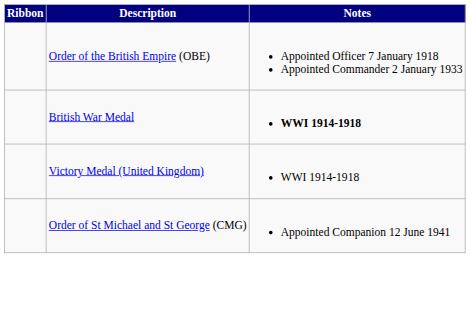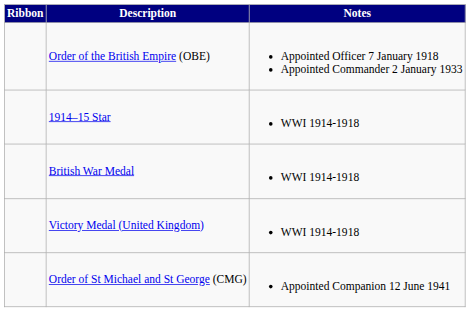+ row: (80, 117)
(357, 123) bold -> (357, 178) normal
